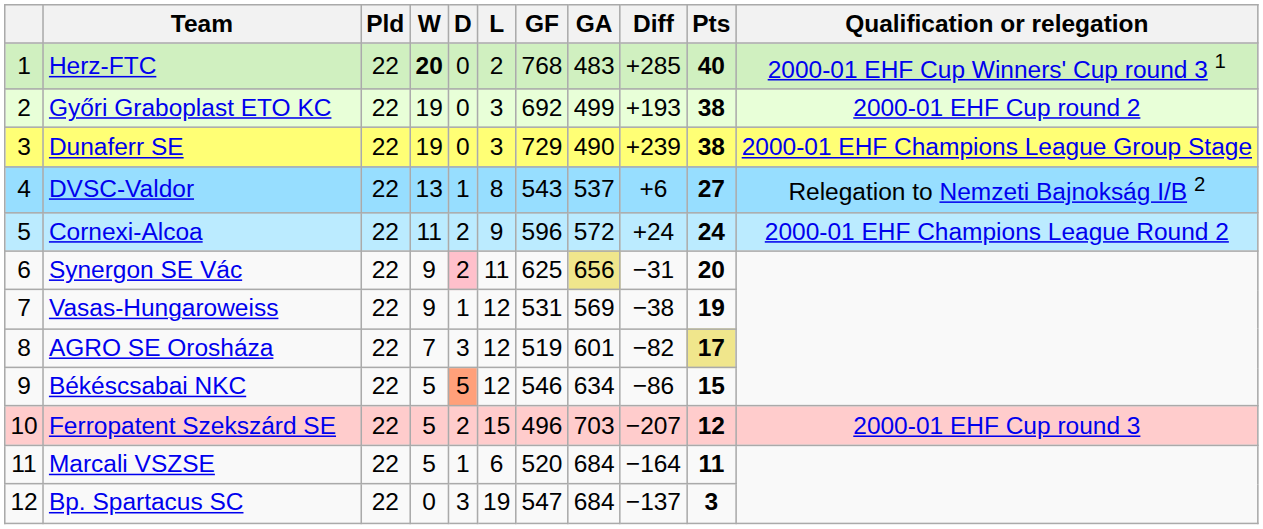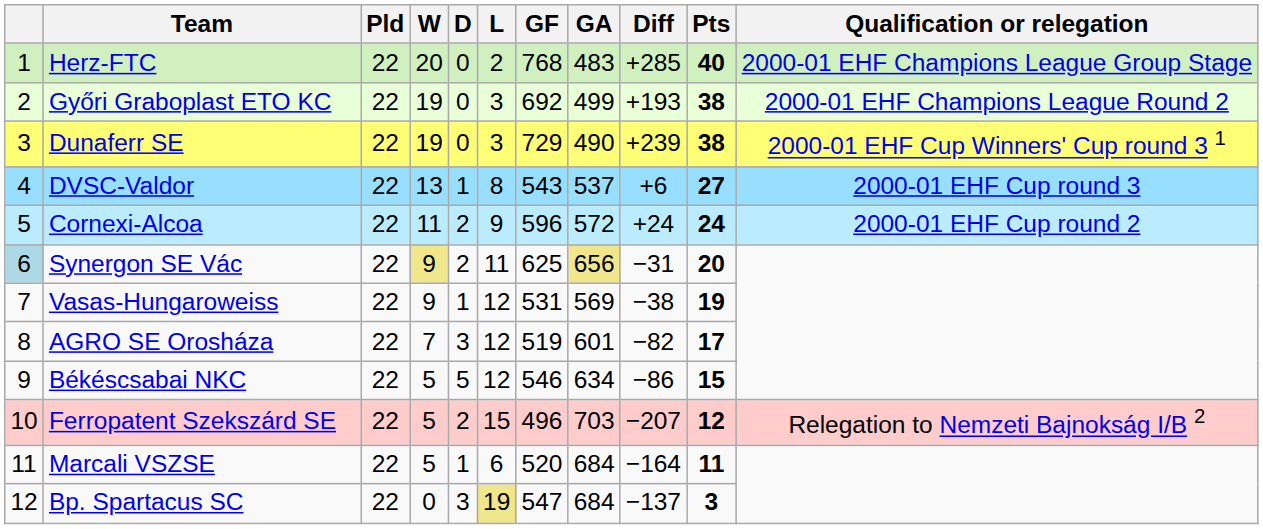(429, 66) bold -> (429, 62) normal
(997, 66) 2000-01 EHF Cup Winners' Cup round 3 1 -> (997, 62) 2000-01 EHF Champions League Group Stage
(997, 108) 2000-01 EHF Cup round 2 -> (997, 101) 2000-01 EHF Champions League Round 2
(997, 147) 2000-01 EHF Champions League Group Stage -> (997, 143) 2000-01 EHF Cup Winners' Cup round 3 1
(997, 189) Relegation to Nemzeti Bajnokság I/B 2 -> (997, 185) 2000-01 EHF Cup round 3
(997, 231) 2000-01 EHF Champions League Round 2 -> (997, 224) 2000-01 EHF Cup round 2
(24, 270) no background -> (24, 263) lightblue background
(429, 270) no background -> (429, 263) khaki background
(463, 270) pink background -> (463, 263) no background
(711, 347) khaki background -> (711, 341) no background
(463, 386) lightsalmon background -> (463, 379) no background
(997, 425) 2000-01 EHF Cup round 3 -> (997, 422) Relegation to Nemzeti Bajnokság I/B 2
(497, 503) no background -> (497, 503) khaki background
